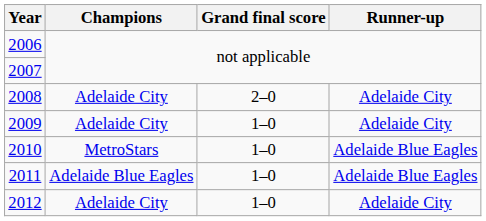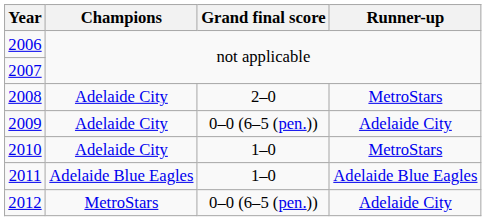(405, 96) Adelaide City -> (405, 96) MetroStars
(263, 123) 1–0 -> (263, 123) 0–0 (6–5 (pen.))
(121, 149) MetroStars -> (121, 149) Adelaide City
(405, 149) Adelaide Blue Eagles -> (405, 149) MetroStars
(121, 202) Adelaide City -> (121, 202) MetroStars
(263, 202) 1–0 -> (263, 202) 0–0 (6–5 (pen.))
